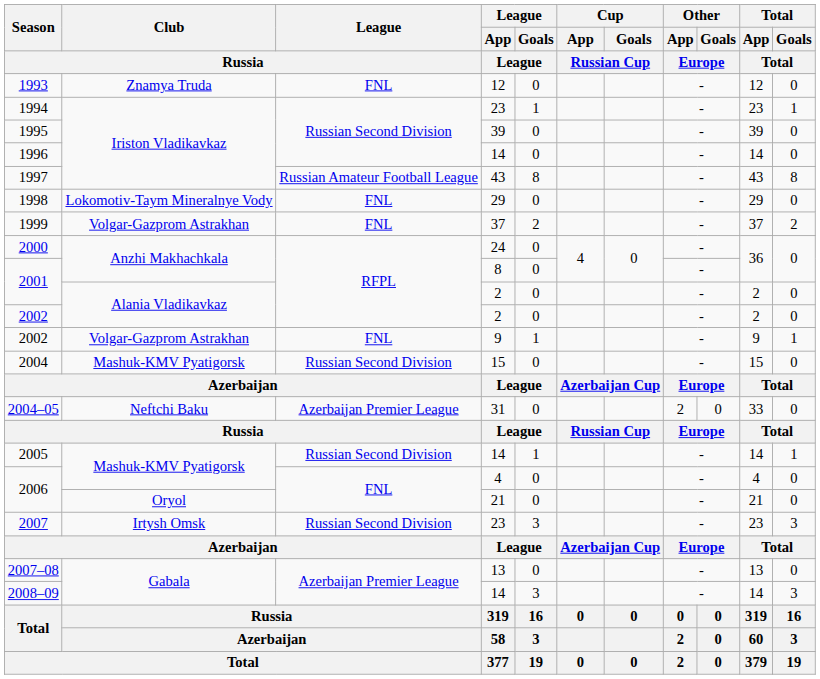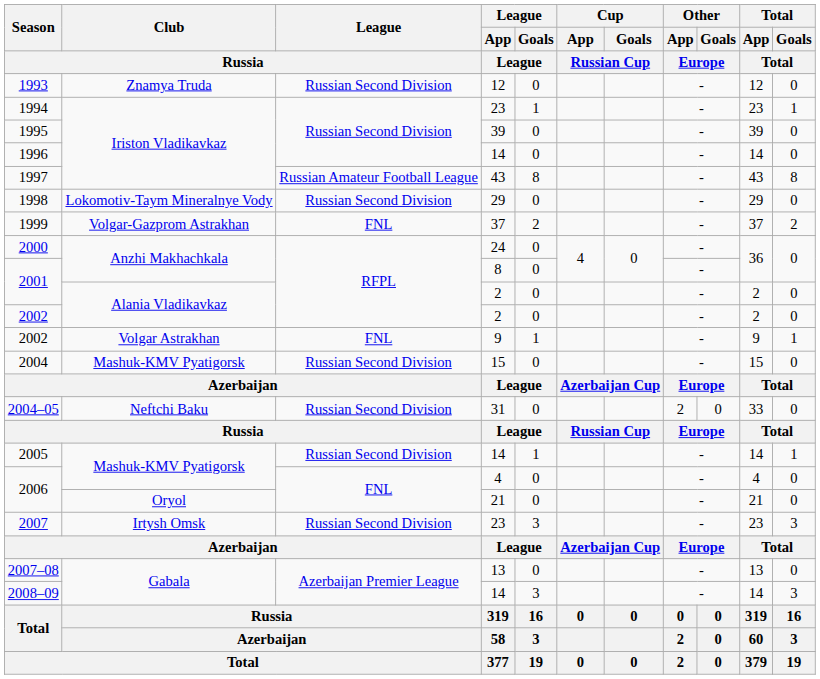(379, 85) FNL -> (379, 85) Russian Second Division
(379, 200) FNL -> (379, 200) Russian Second Division
(169, 339) Volgar-Gazprom Astrakhan -> (169, 339) Volgar Astrakhan
(379, 408) Azerbaijan Premier League -> (379, 408) Russian Second Division
